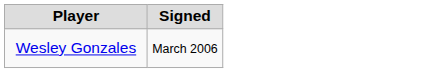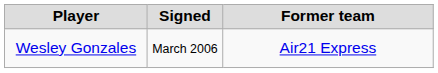+ column: (328, 16)
